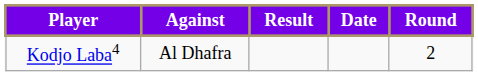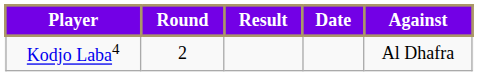columns swapped: (195, 20) <-> (431, 20)
